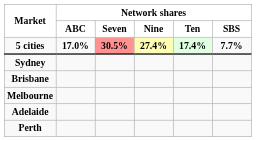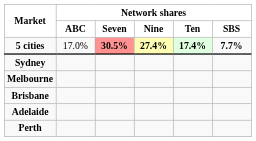(75, 45) bold -> (75, 45) normal
rows swapped: (30, 95) <-> (30, 79)
